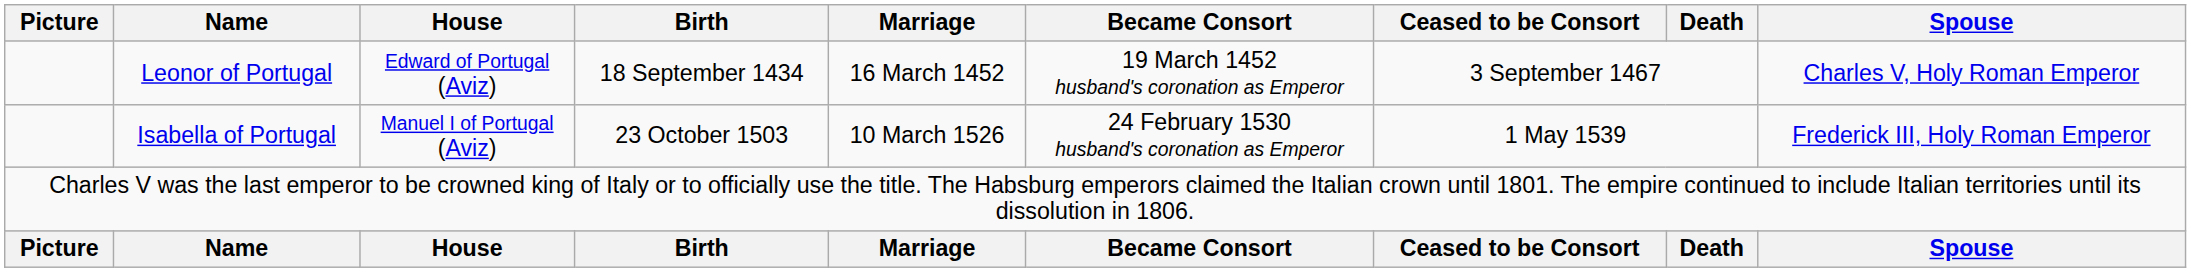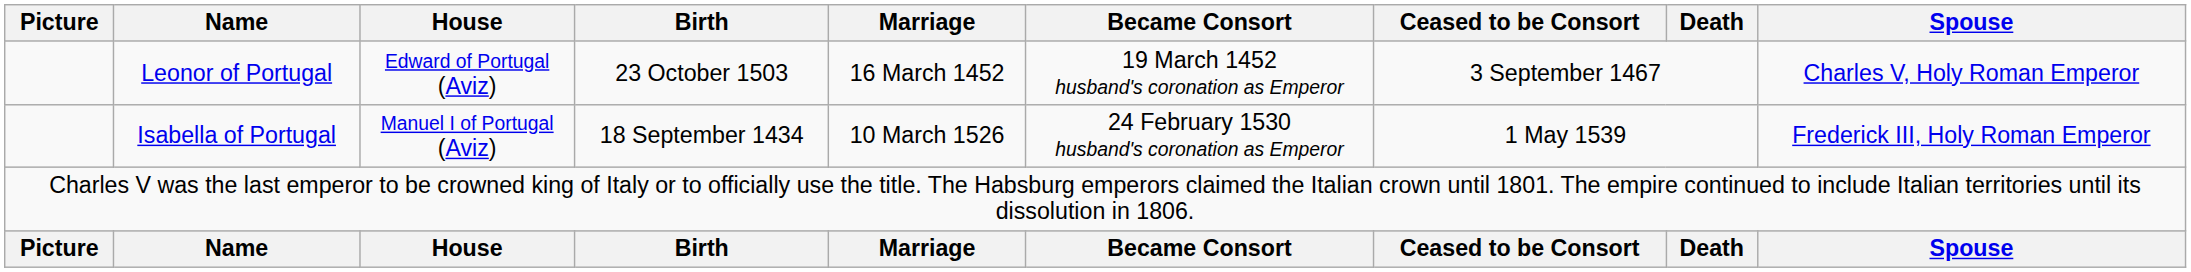(702, 72) 18 September 1434 -> (702, 72) 23 October 1503
(702, 135) 23 October 1503 -> (702, 135) 18 September 1434
